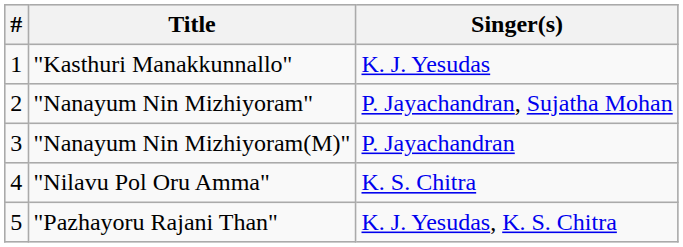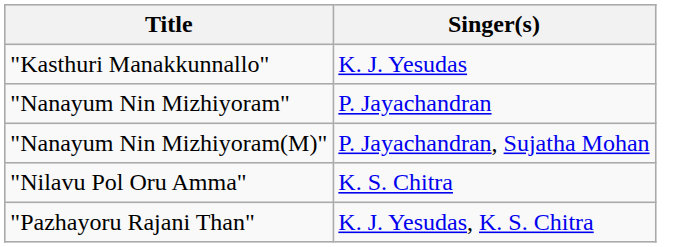- column: (16, 24)
(517, 103) P. Jayachandran, Sujatha Mohan -> (415, 103) P. Jayachandran
(438, 143) P. Jayachandran -> (494, 143) P. Jayachandran, Sujatha Mohan
